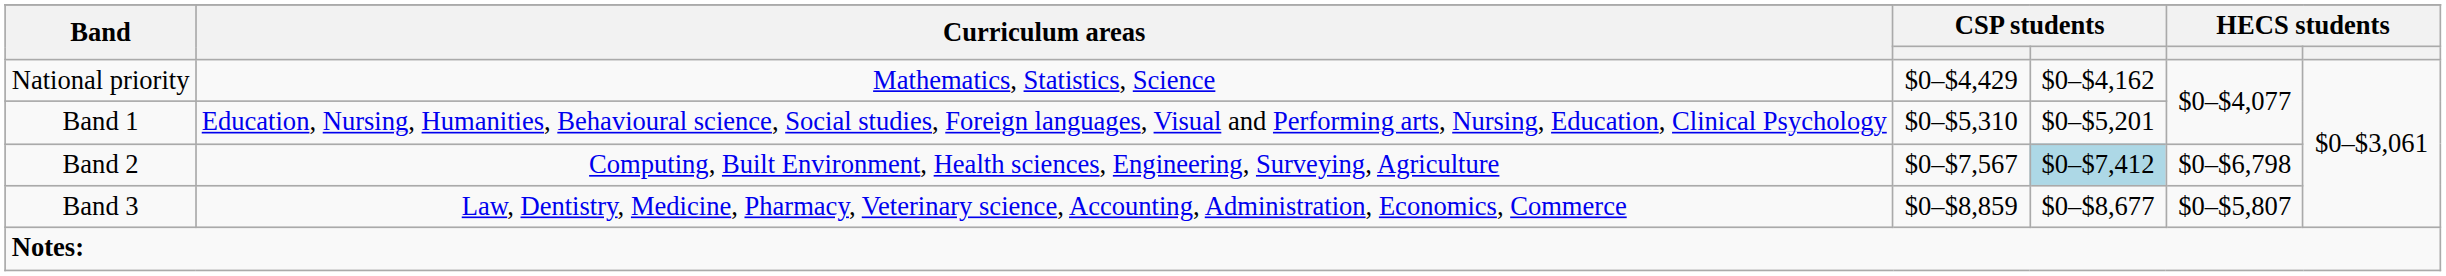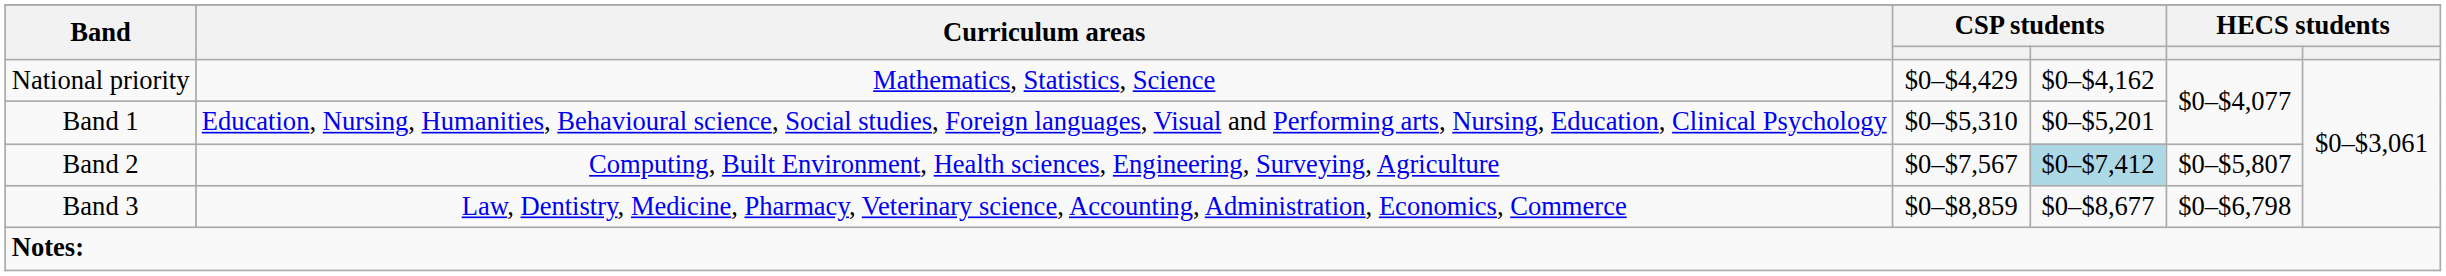(2235, 164) $0–$6,798 -> (2235, 164) $0–$5,807
(2235, 206) $0–$5,807 -> (2235, 206) $0–$6,798
